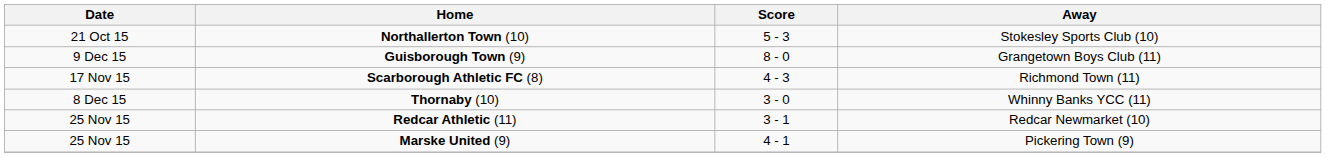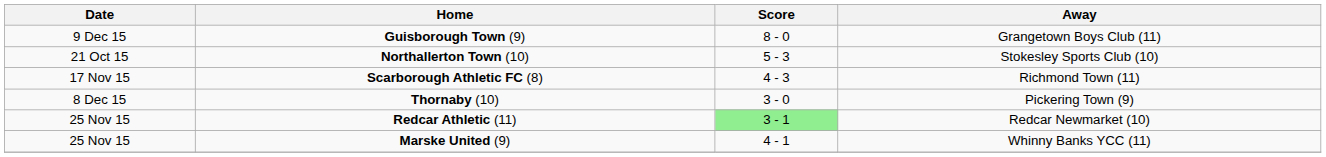rows swapped: (455, 36) <-> (455, 57)
(1079, 99) Whinny Banks YCC (11) -> (1079, 99) Pickering Town (9)
(776, 120) no background -> (776, 120) lightgreen background
(1079, 141) Pickering Town (9) -> (1079, 141) Whinny Banks YCC (11)
